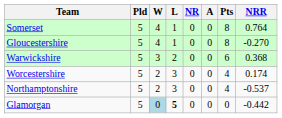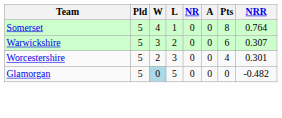- row: (37, 43)
(256, 58) 0.368 -> (256, 43) 0.307
(256, 74) 0.174 -> (256, 58) 0.301
- row: (42, 89)
(174, 105) bold -> (174, 74) normal
(256, 105) -0.442 -> (256, 74) -0.482
